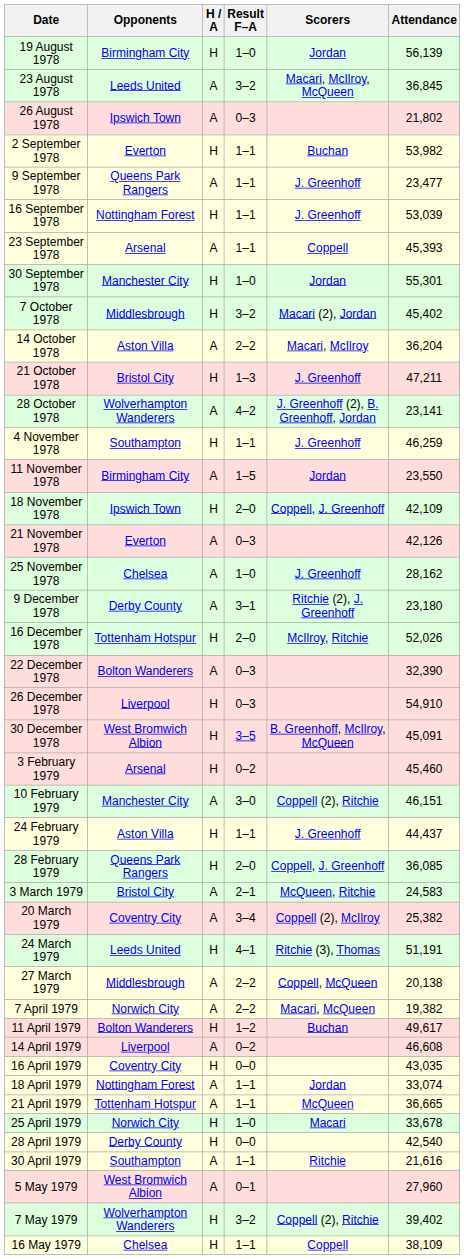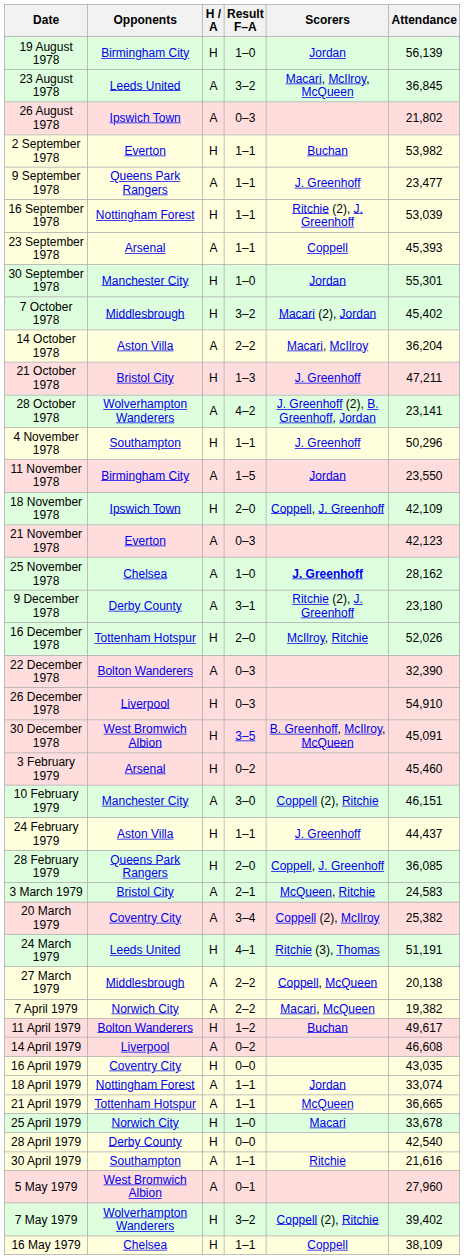(328, 215) J. Greenhoff -> (328, 215) Ritchie (2), J. Greenhoff
(424, 443) 46,259 -> (424, 443) 50,296
(424, 541) 42,126 -> (424, 541) 42,123
(328, 573) normal -> (328, 573) bold
